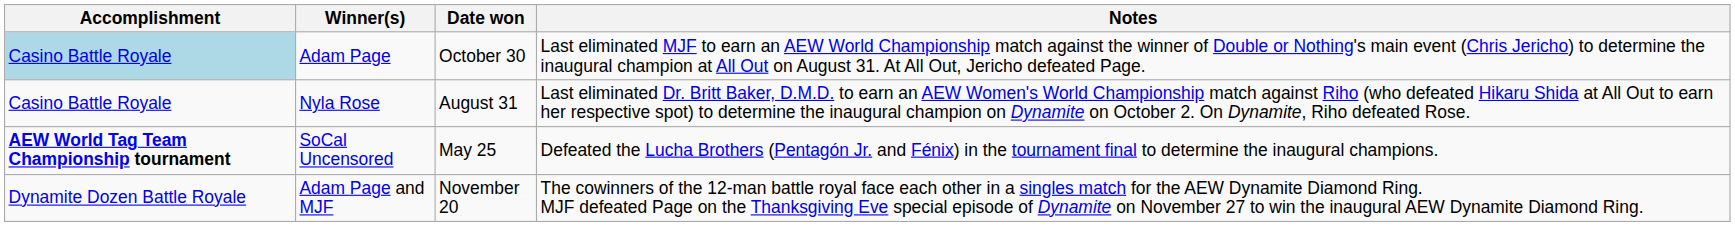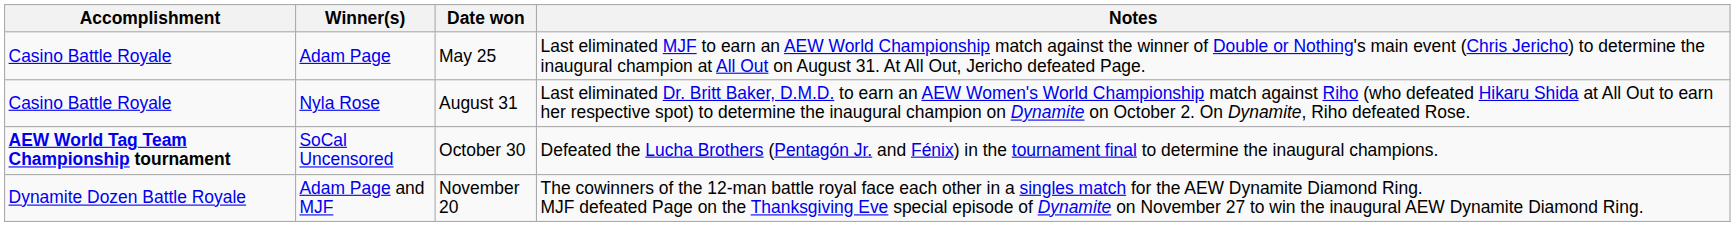(90, 55) lightblue background -> (90, 55) no background
(482, 55) October 30 -> (468, 55) May 25
(468, 150) May 25 -> (482, 150) October 30
